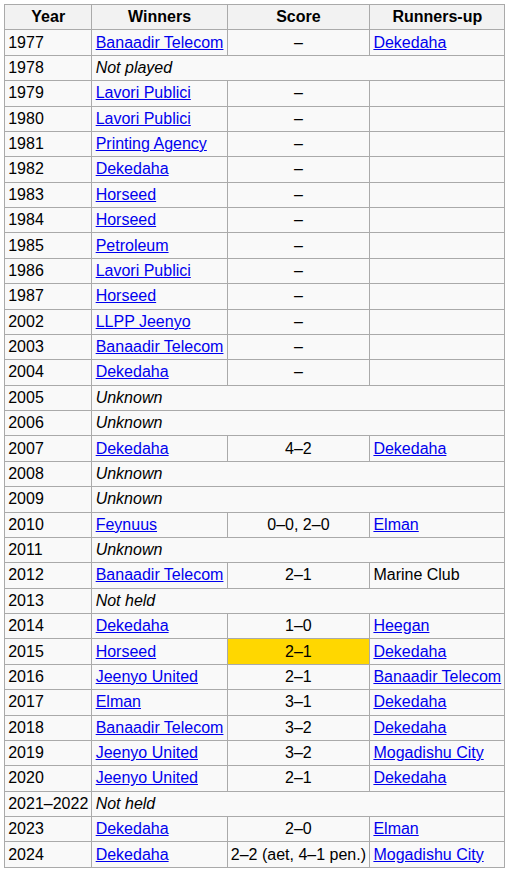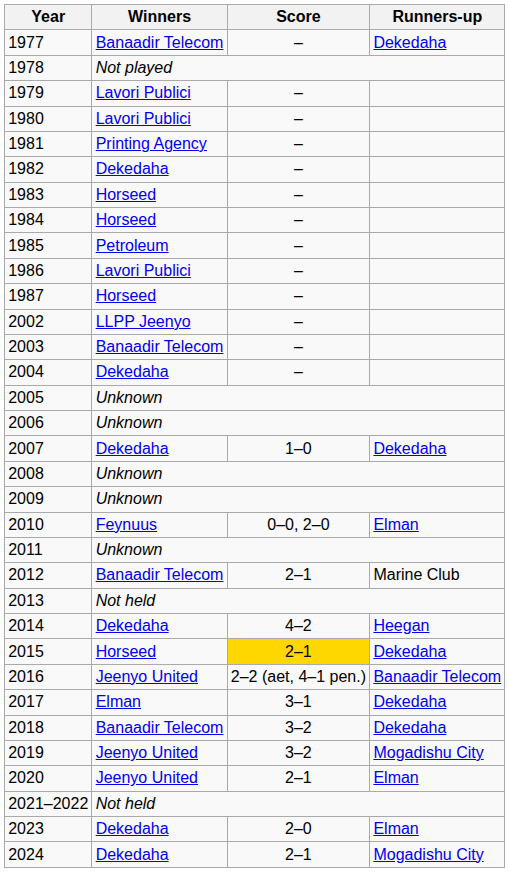(298, 448) 4–2 -> (298, 448) 1–0
(298, 626) 1–0 -> (298, 626) 4–2
(298, 676) 2–1 -> (298, 676) 2–2 (aet, 4–1 pen.)
(410, 778) Dekedaha -> (396, 778) Elman
(298, 854) 2–2 (aet, 4–1 pen.) -> (298, 854) 2–1
